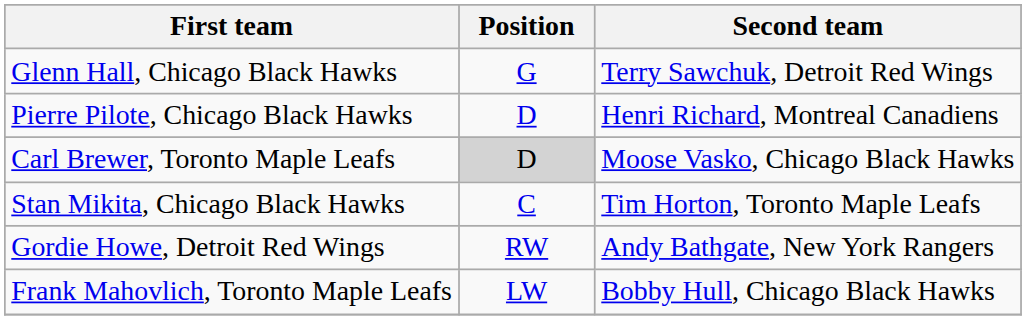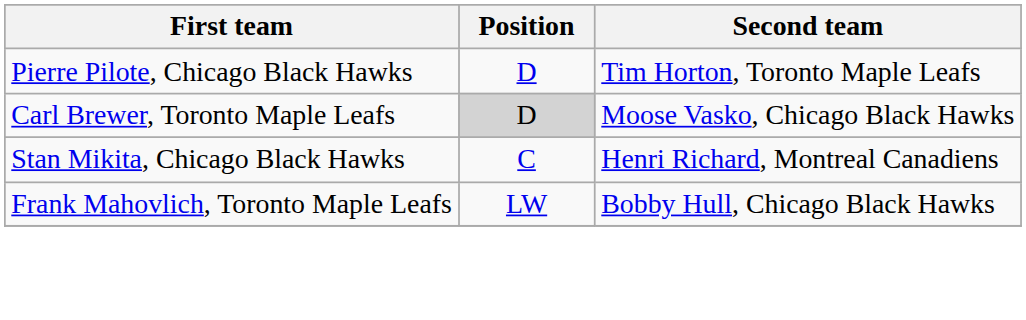- row: (204, 70)
(800, 114) Henri Richard, Montreal Canadiens -> (791, 70) Tim Horton, Toronto Maple Leafs
(791, 203) Tim Horton, Toronto Maple Leafs -> (800, 159) Henri Richard, Montreal Canadiens
- row: (198, 247)
